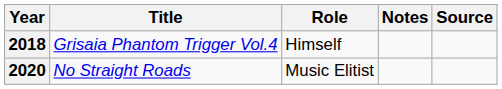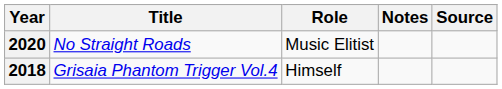rows swapped: (27, 44) <-> (27, 71)
